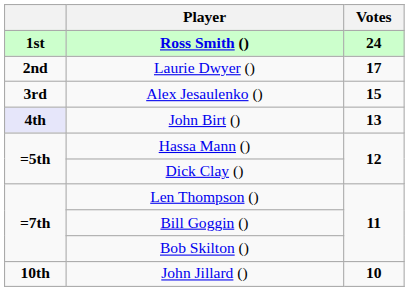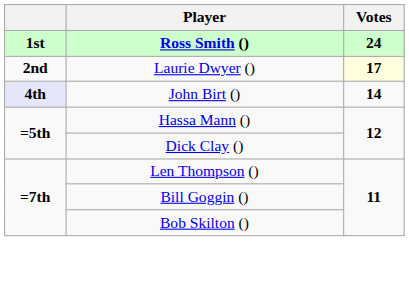(374, 69) no background -> (374, 69) lightyellow background
- row: (204, 94)
(374, 120) 13 -> (374, 94) 14
- row: (204, 274)
